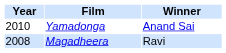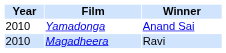(18, 41) 2008 -> (18, 41) 2010
